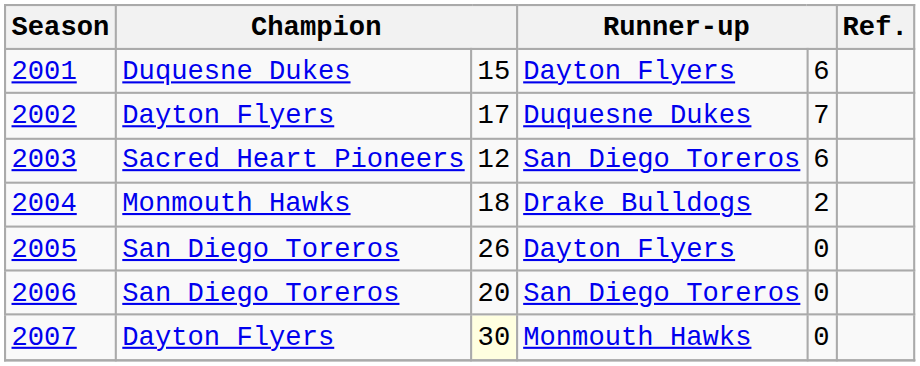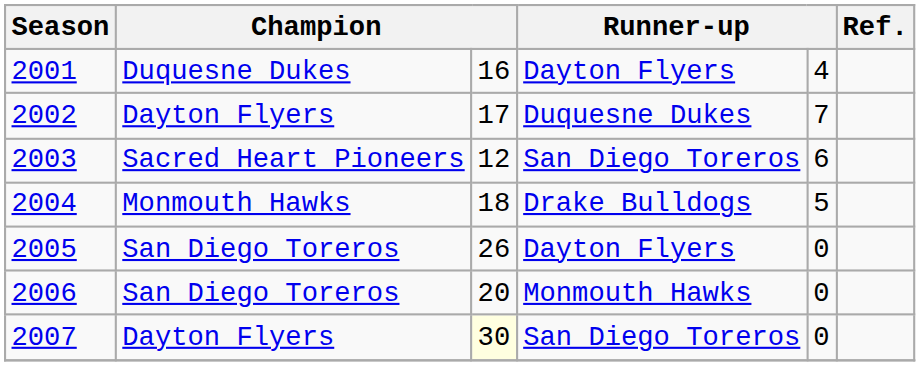(494, 71) 15 -> (494, 71) 16
(821, 71) 6 -> (821, 71) 4
(821, 204) 2 -> (821, 204) 5
(662, 293) San Diego Toreros -> (637, 293) Monmouth Hawks
(637, 337) Monmouth Hawks -> (662, 337) San Diego Toreros
